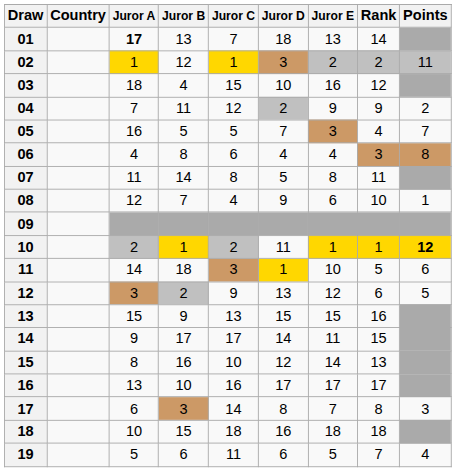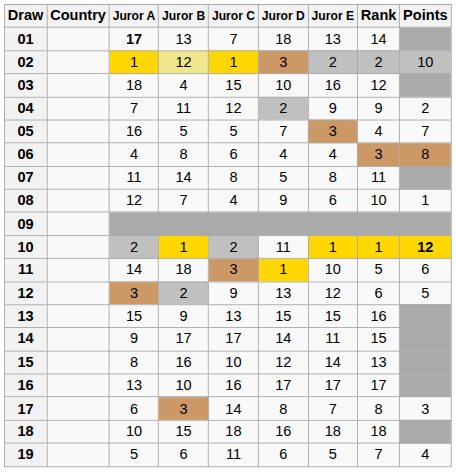(184, 62) no background -> (184, 62) khaki background
(425, 62) 11 -> (425, 62) 10
